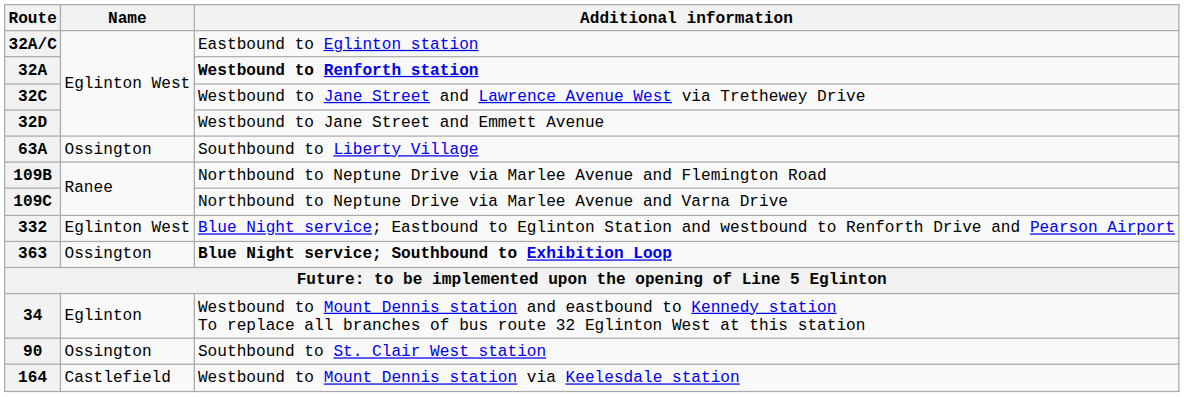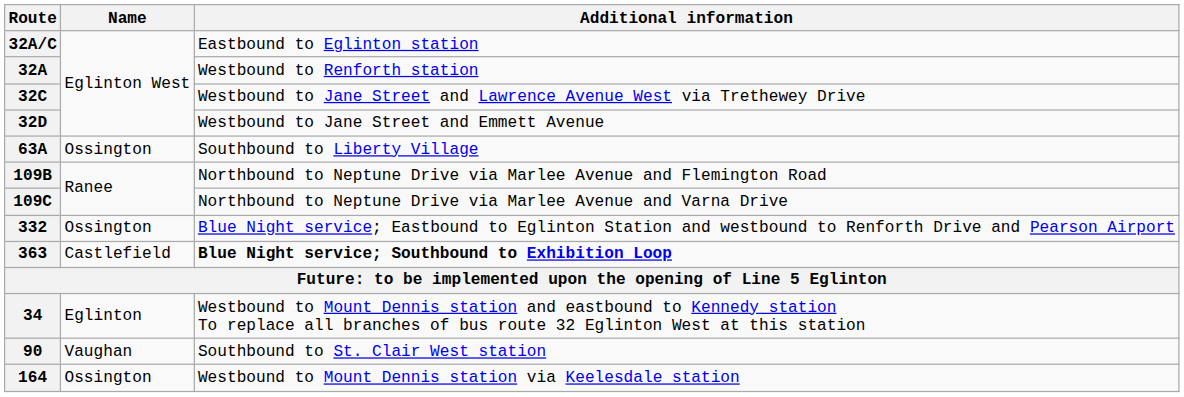(338, 70) bold -> (338, 70) normal
(127, 228) Eglinton West -> (108, 228) Ossington
(108, 254) Ossington -> (118, 254) Castlefield
(108, 352) Ossington -> (98, 352) Vaughan
(118, 378) Castlefield -> (108, 378) Ossington
